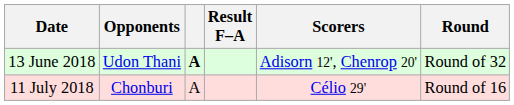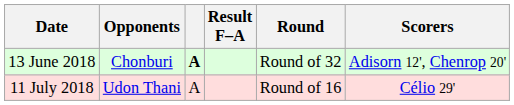columns swapped: (338, 26) <-> (465, 26)
(142, 61) Udon Thani -> (142, 61) Chonburi
(142, 87) Chonburi -> (142, 87) Udon Thani
